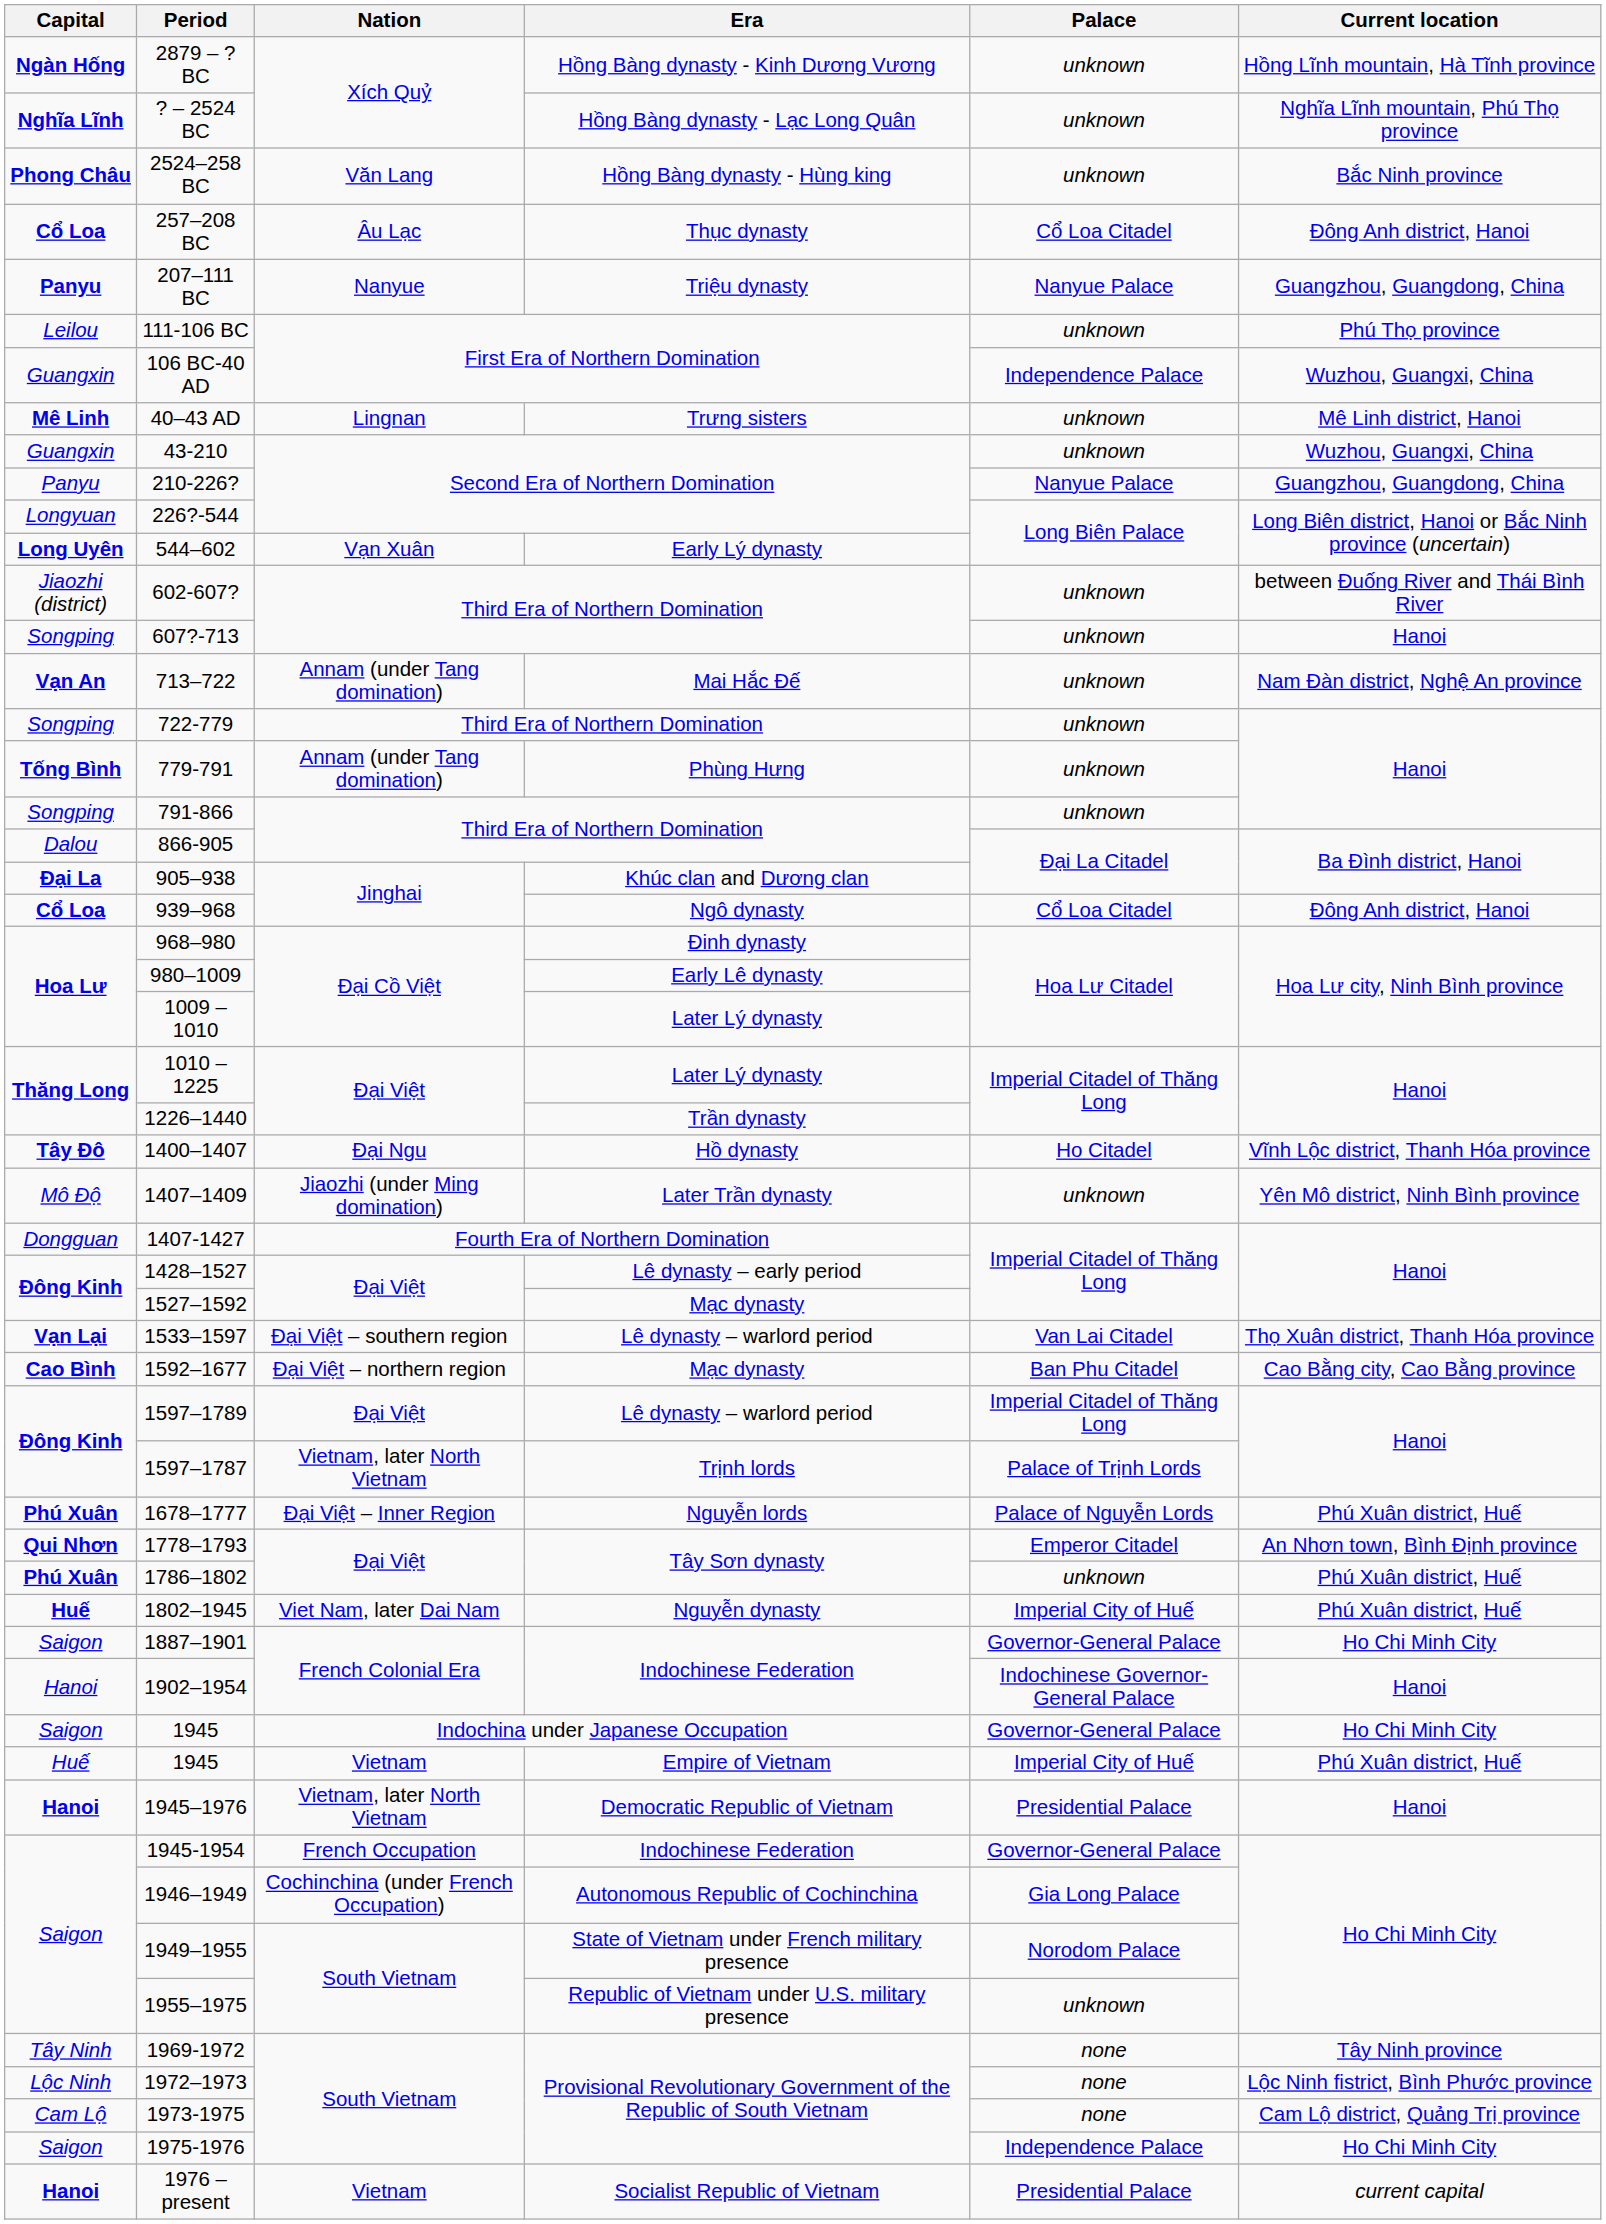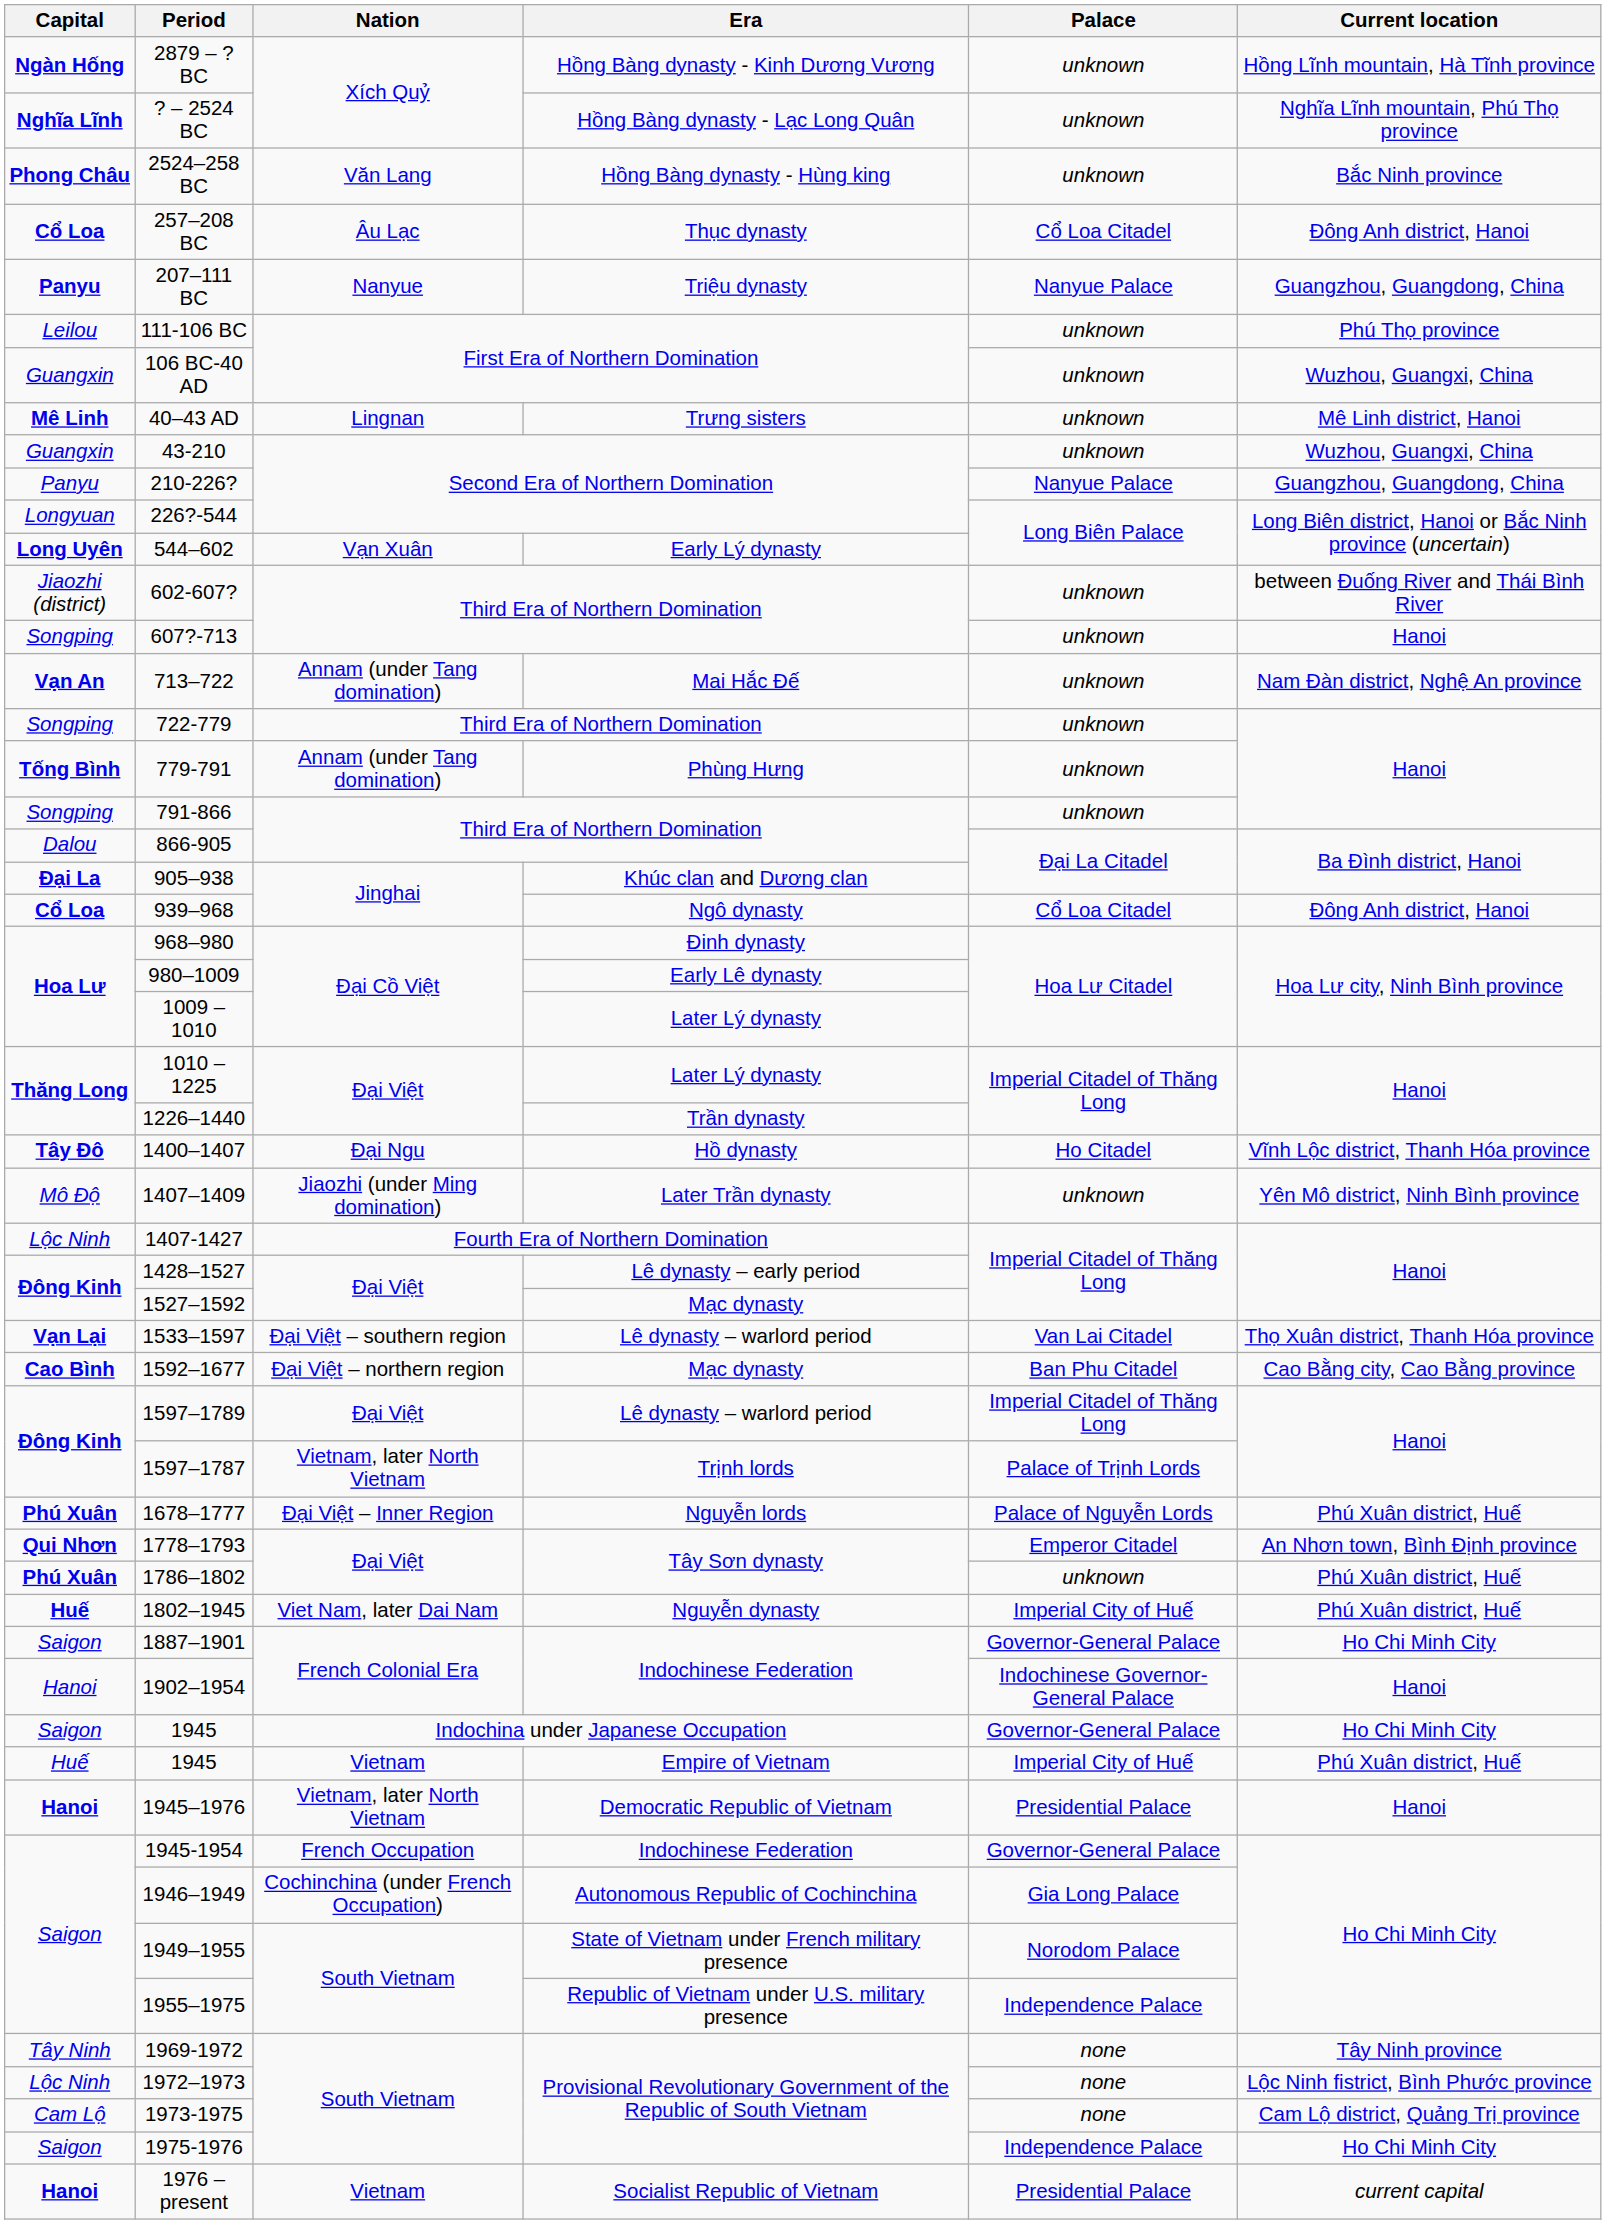(1104, 374) Independence Palace -> (1103, 374) unknown
(71, 1239) Dongguan -> (70, 1239) Lộc Ninh
(1104, 2006) unknown -> (1103, 2006) Independence Palace
